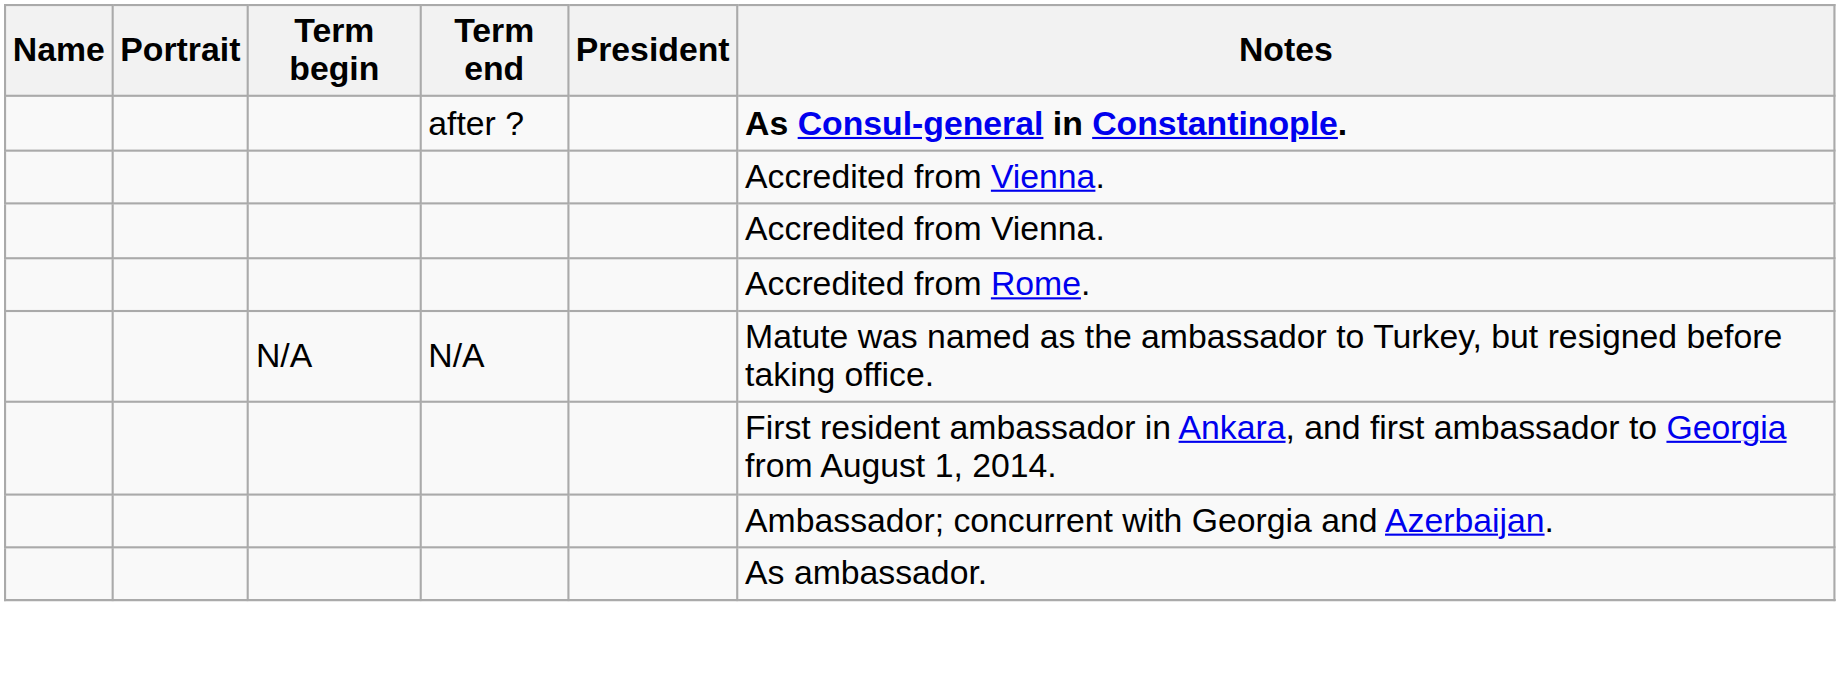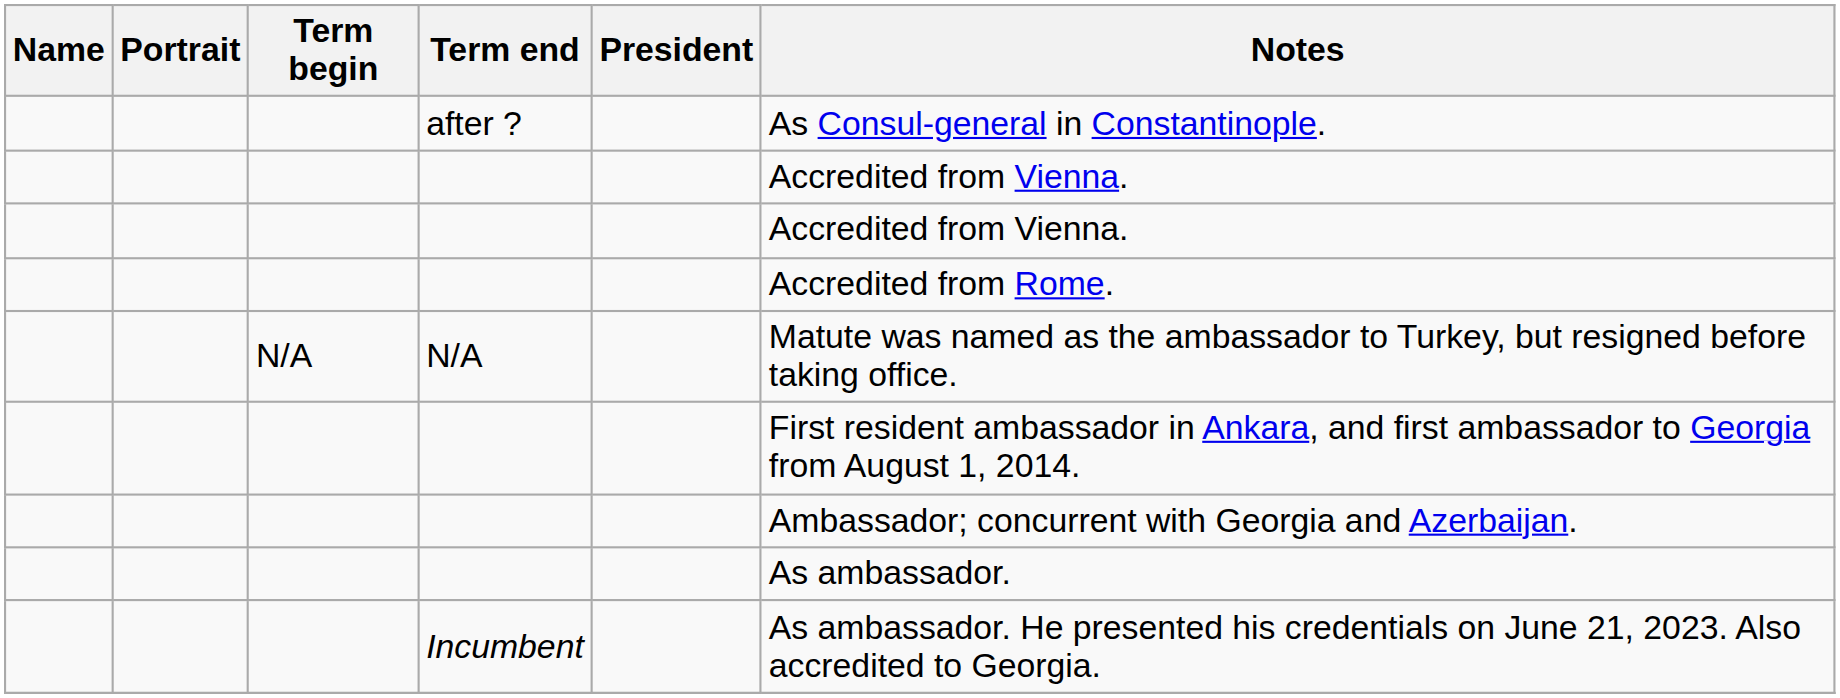(1046, 122) bold -> (1048, 122) normal
+ row: (333, 647)
